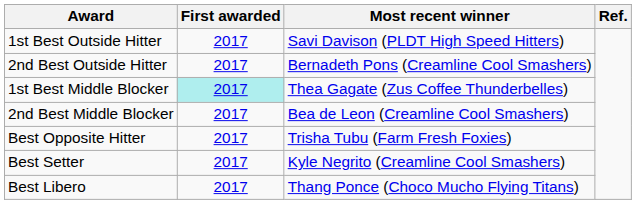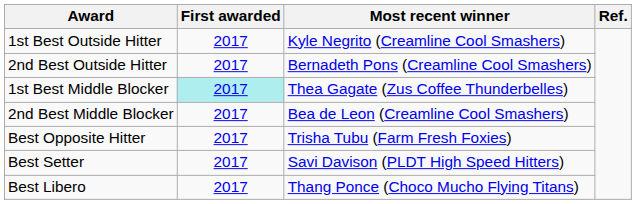(426, 41) Savi Davison (PLDT High Speed Hitters) -> (426, 41) Kyle Negrito (Creamline Cool Smashers)
(426, 162) Kyle Negrito (Creamline Cool Smashers) -> (426, 162) Savi Davison (PLDT High Speed Hitters)
